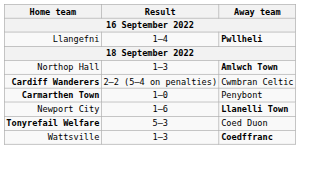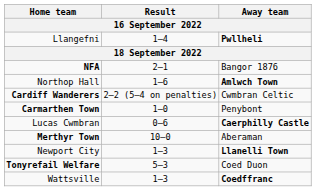+ row: (92, 67)
(160, 67) 1–3 -> (160, 81) 1–6
+ row: (66, 123)
+ row: (68, 137)
(160, 109) 1–6 -> (160, 151) 1–3
